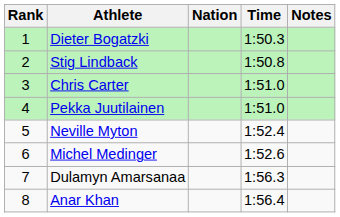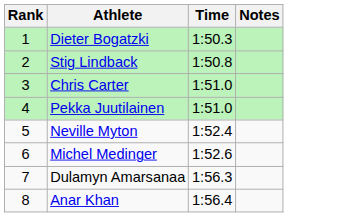- column: (215, 16)
